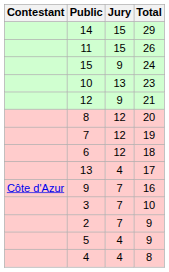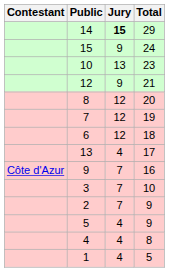(120, 30) normal -> (120, 30) bold
- row: (86, 48)
+ row: (86, 258)
